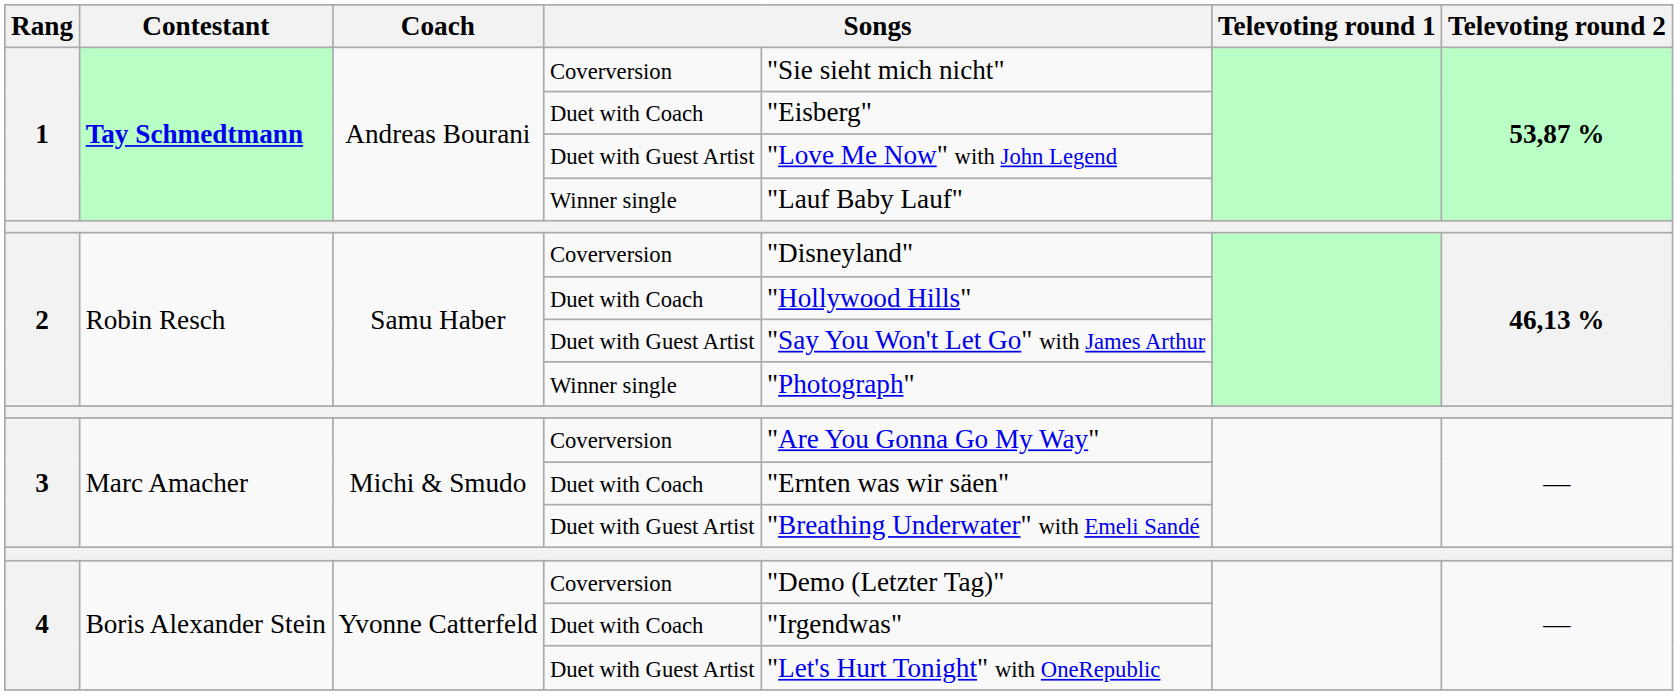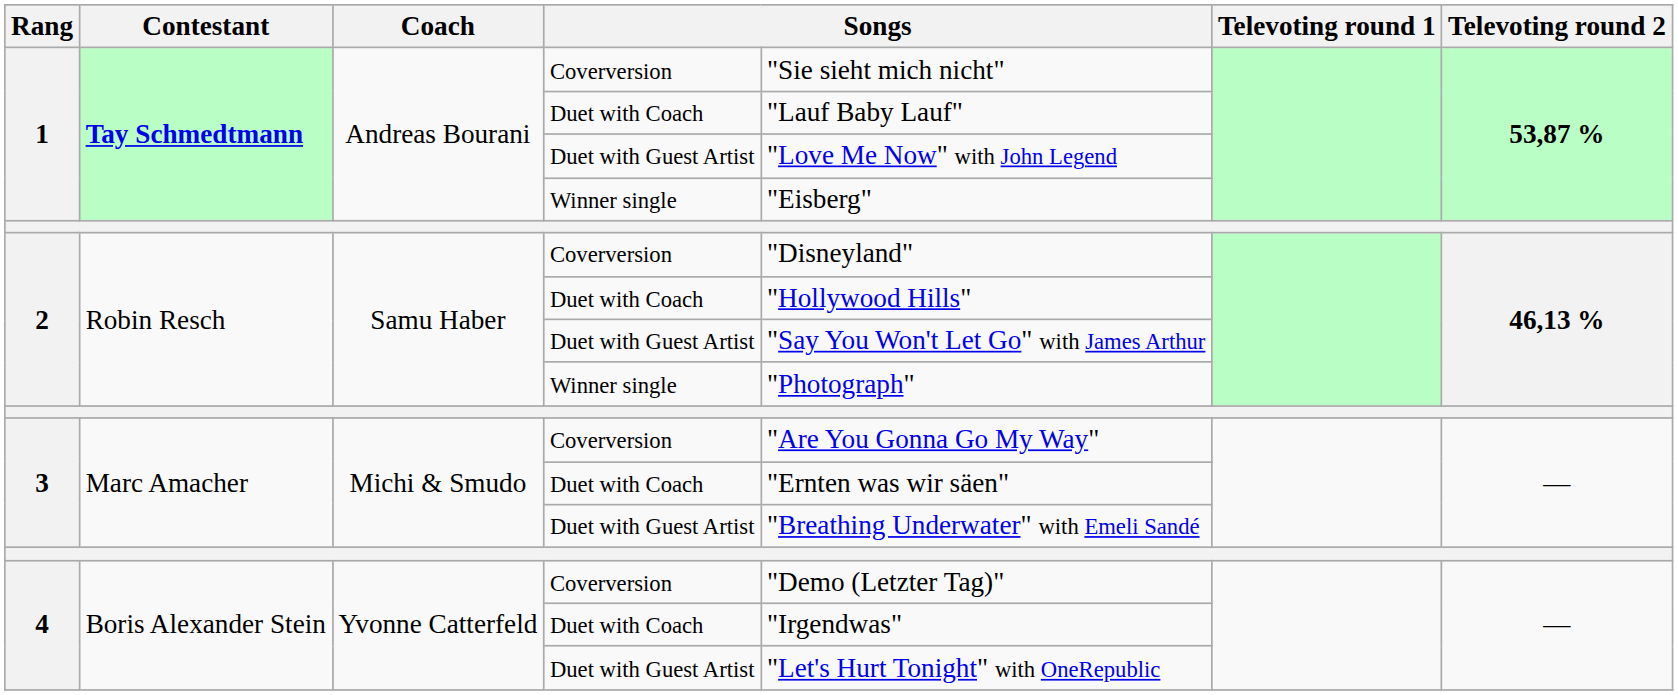(819, 112) "Eisberg" -> (865, 112) "Lauf Baby Lauf"
(865, 198) "Lauf Baby Lauf" -> (819, 198) "Eisberg"
